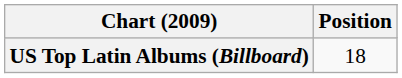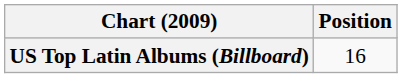(355, 55) 18 -> (355, 55) 16
